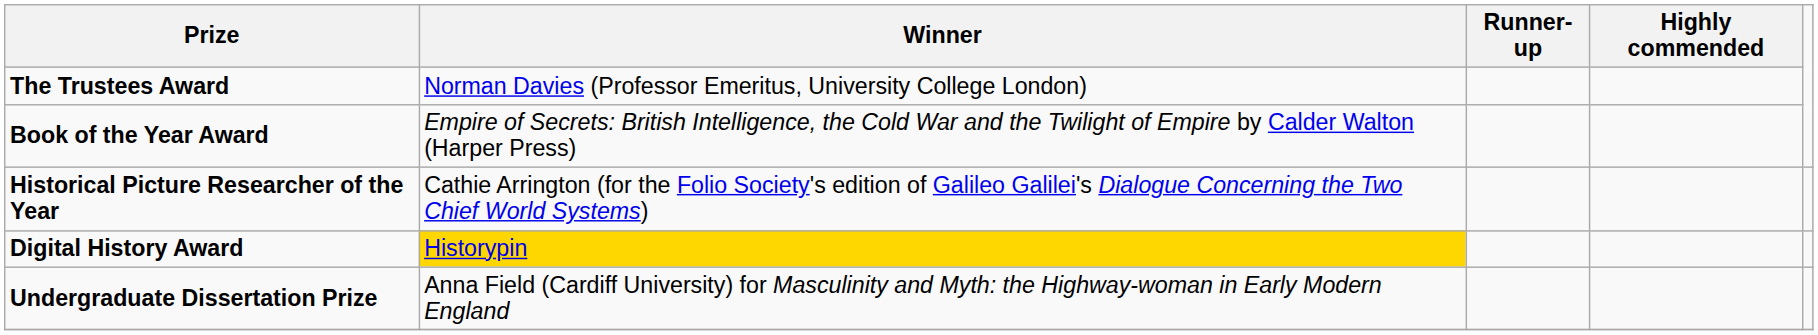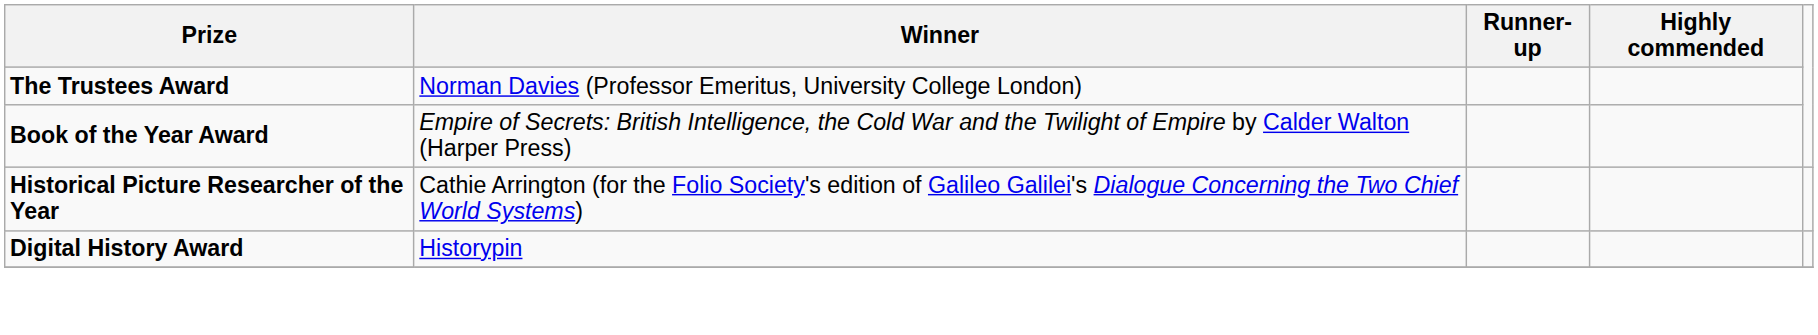(476, 248) gold background -> (471, 248) no background
- row: (194, 298)
